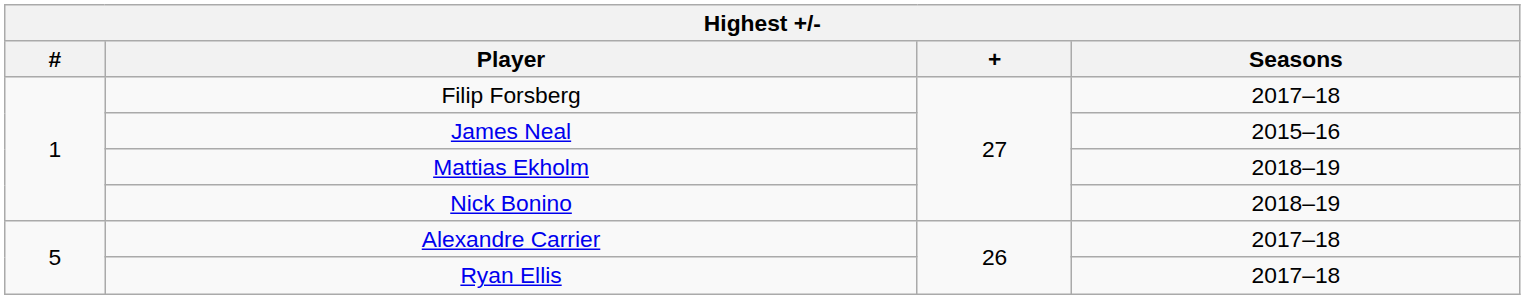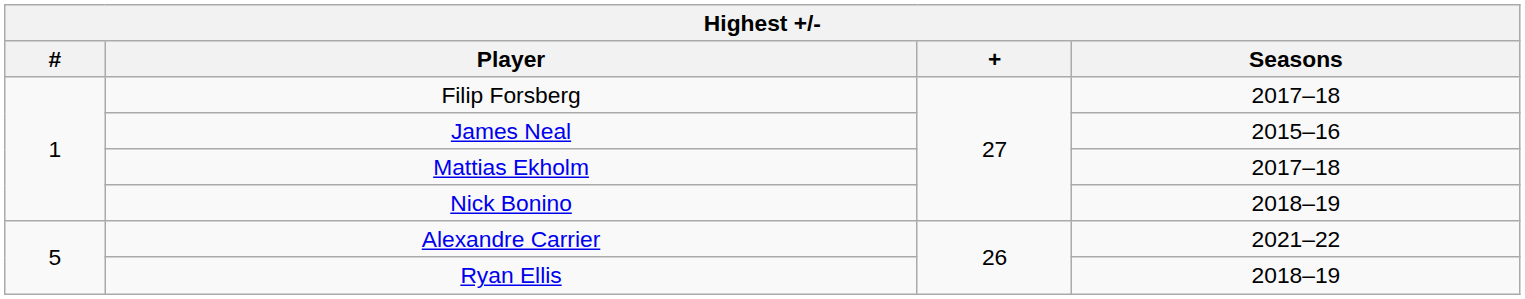(1296, 167) 2018–19 -> (1296, 167) 2017–18
(1296, 240) 2017–18 -> (1296, 240) 2021–22
(1296, 276) 2017–18 -> (1296, 276) 2018–19
